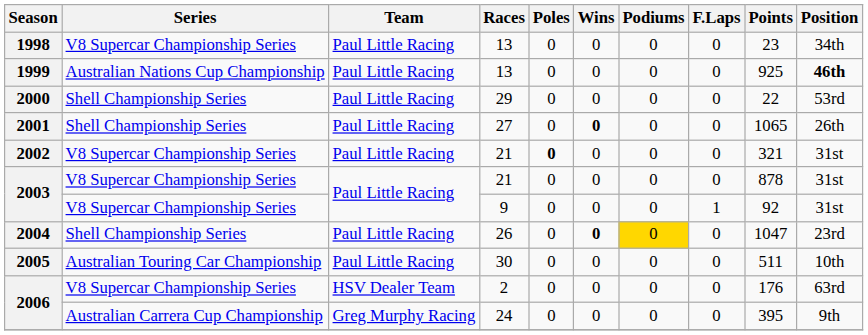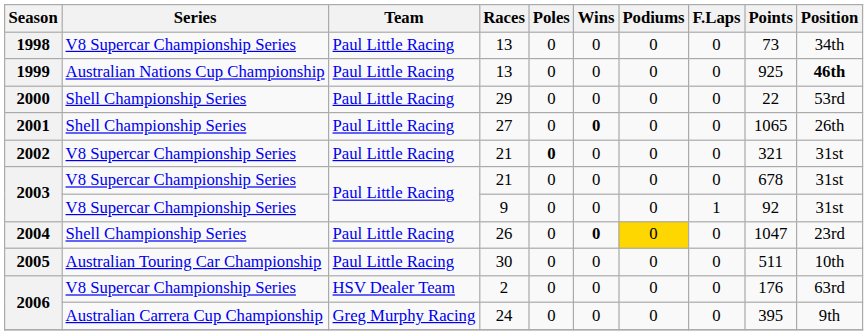(771, 45) 23 -> (771, 45) 73
(771, 180) 878 -> (771, 180) 678
